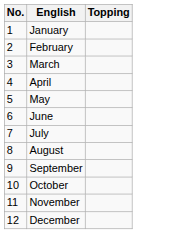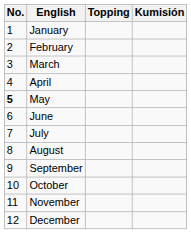+ column: (160, 13)
(10, 99) normal -> (10, 99) bold
